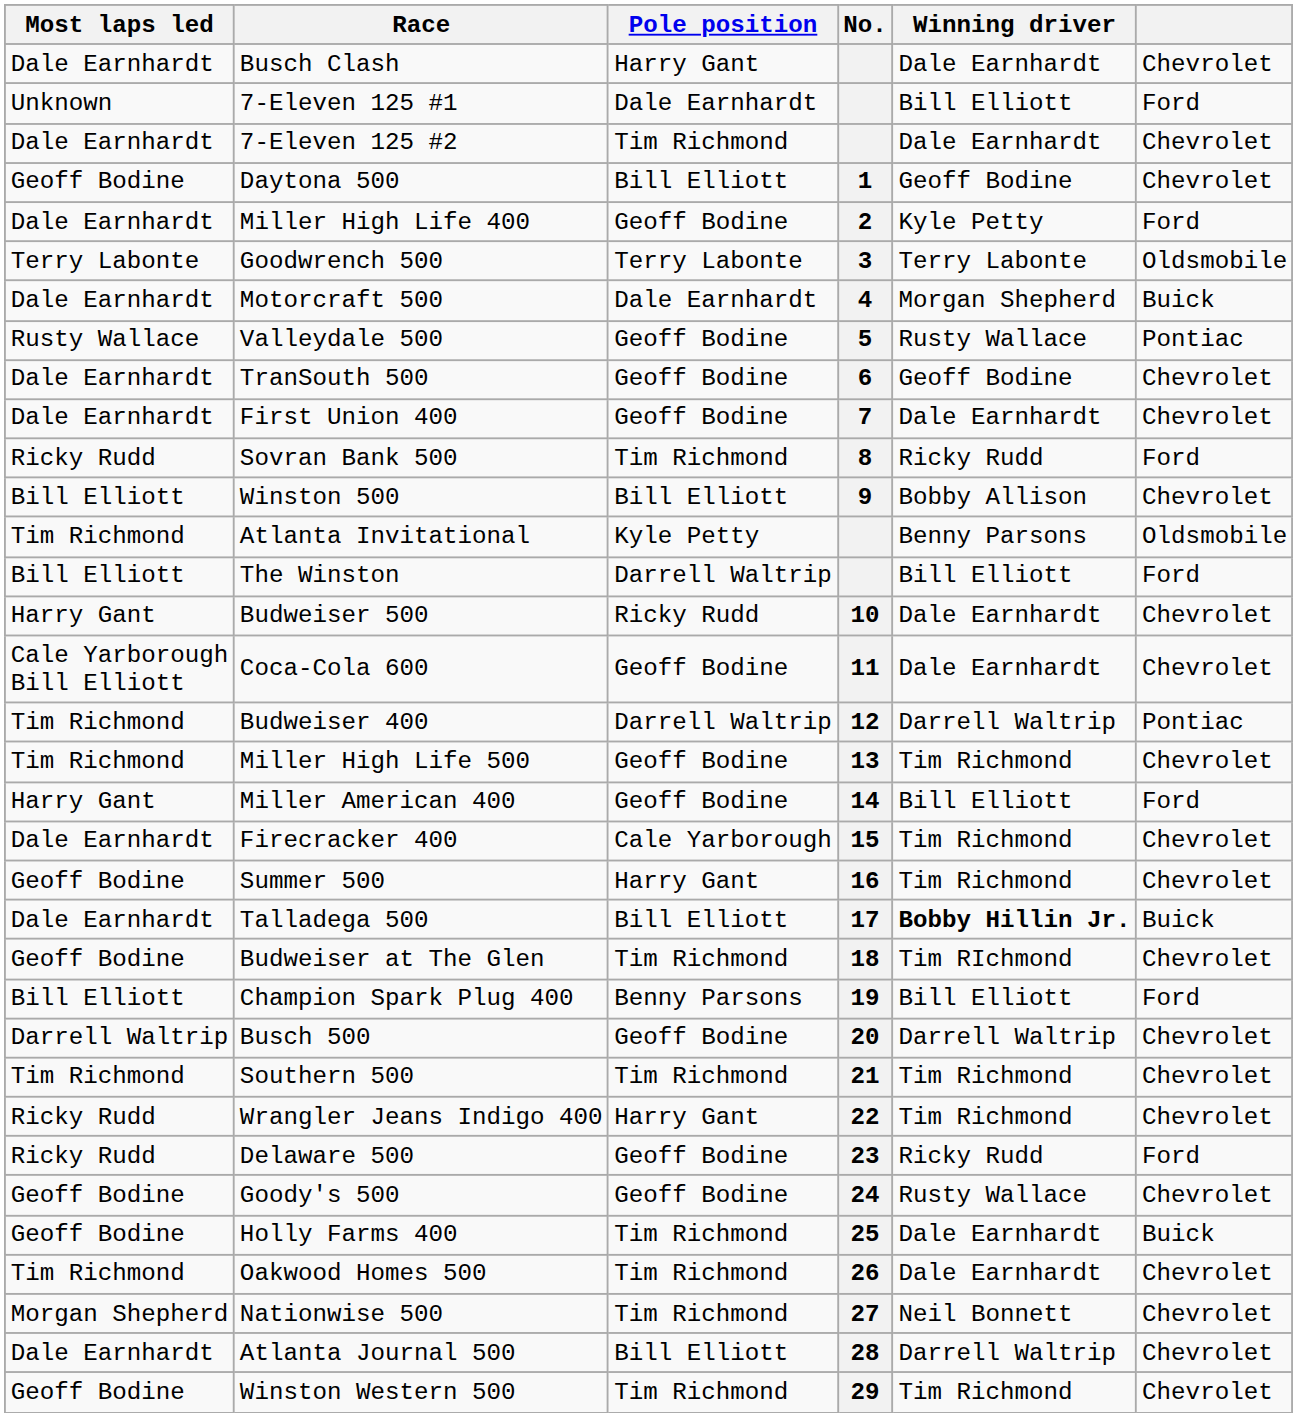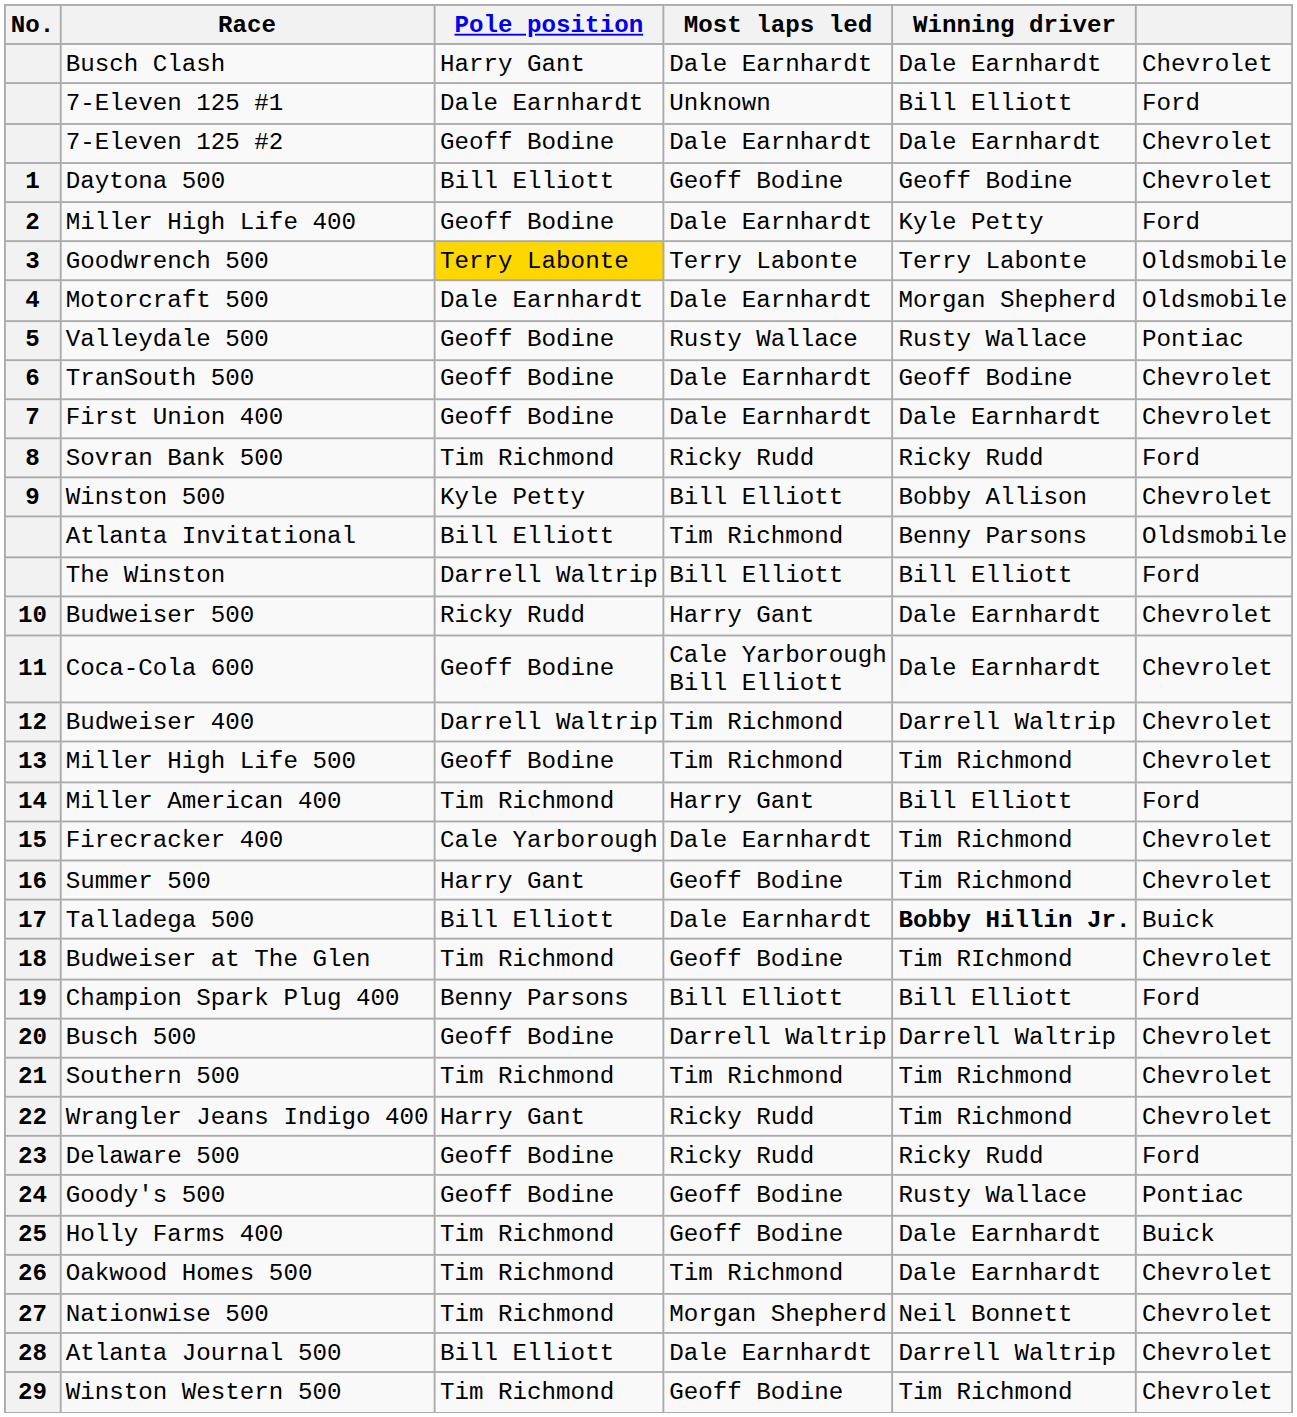columns swapped: (865, 25) <-> (120, 25)
(701, 143) Tim Richmond -> (527, 143) Geoff Bodine
(708, 261) no background -> (534, 261) gold background
(1178, 300) Buick -> (1215, 300) Oldsmobile
(701, 498) Bill Elliott -> (513, 498) Kyle Petty
(687, 537) Kyle Petty -> (527, 537) Bill Elliott
(1193, 722) Pontiac -> (1207, 722) Chevrolet
(701, 801) Geoff Bodine -> (527, 801) Tim Richmond
(1207, 1195) Chevrolet -> (1193, 1195) Pontiac
